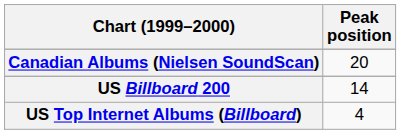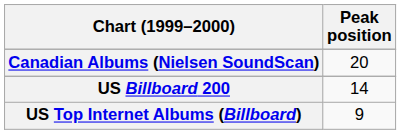(359, 115) 4 -> (359, 115) 9
